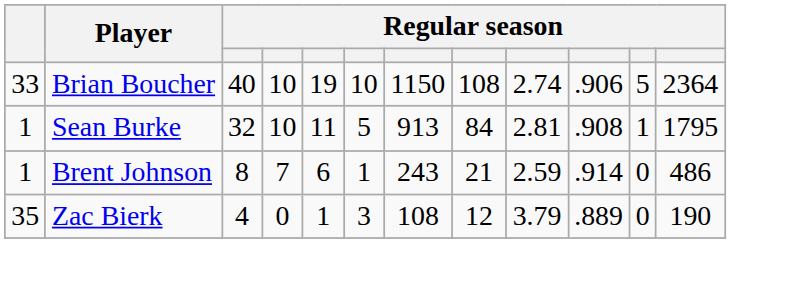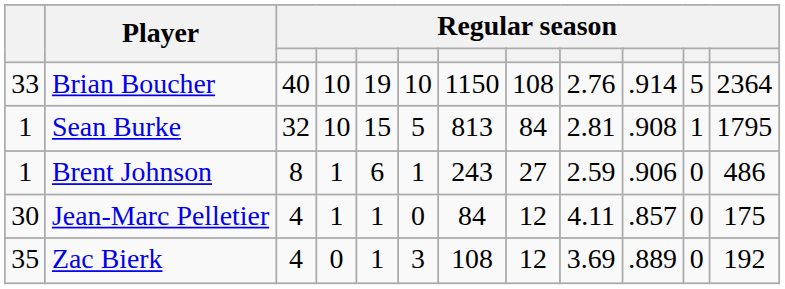(537, 83) 2.74 -> (591, 83) 2.76
(599, 83) .906 -> (653, 83) .914
(323, 127) 11 -> (377, 127) 15
(418, 127) 913 -> (472, 127) 813
(283, 171) 7 -> (337, 171) 1
(479, 171) 21 -> (533, 171) 27
(599, 171) .914 -> (653, 171) .906
+ row: (161, 216)
(537, 216) 3.79 -> (591, 260) 3.69
(690, 216) 190 -> (744, 260) 192
